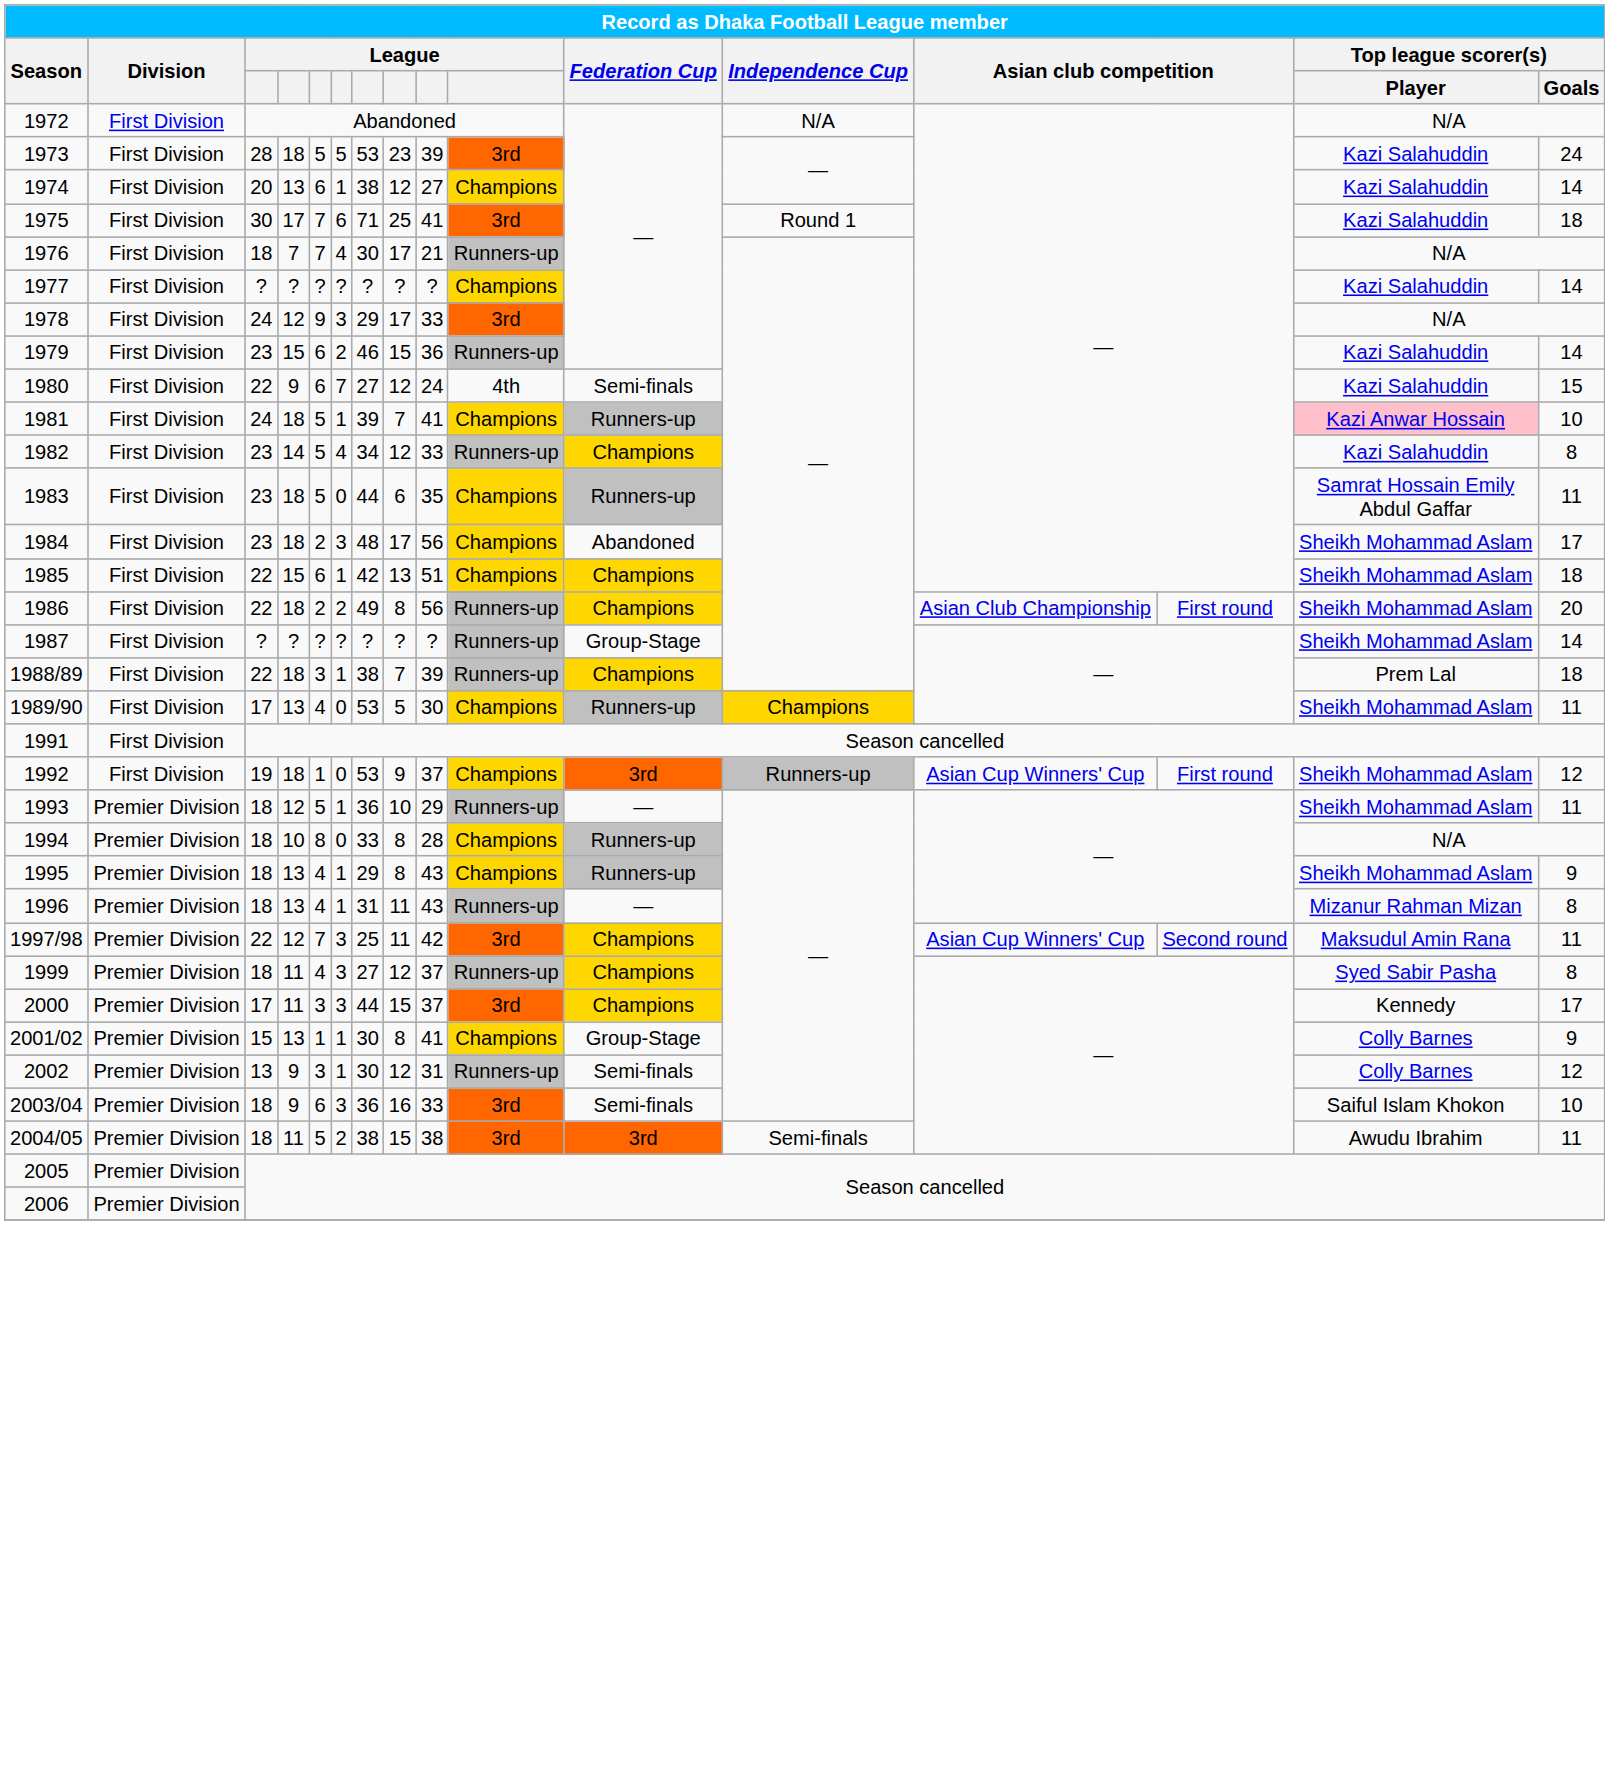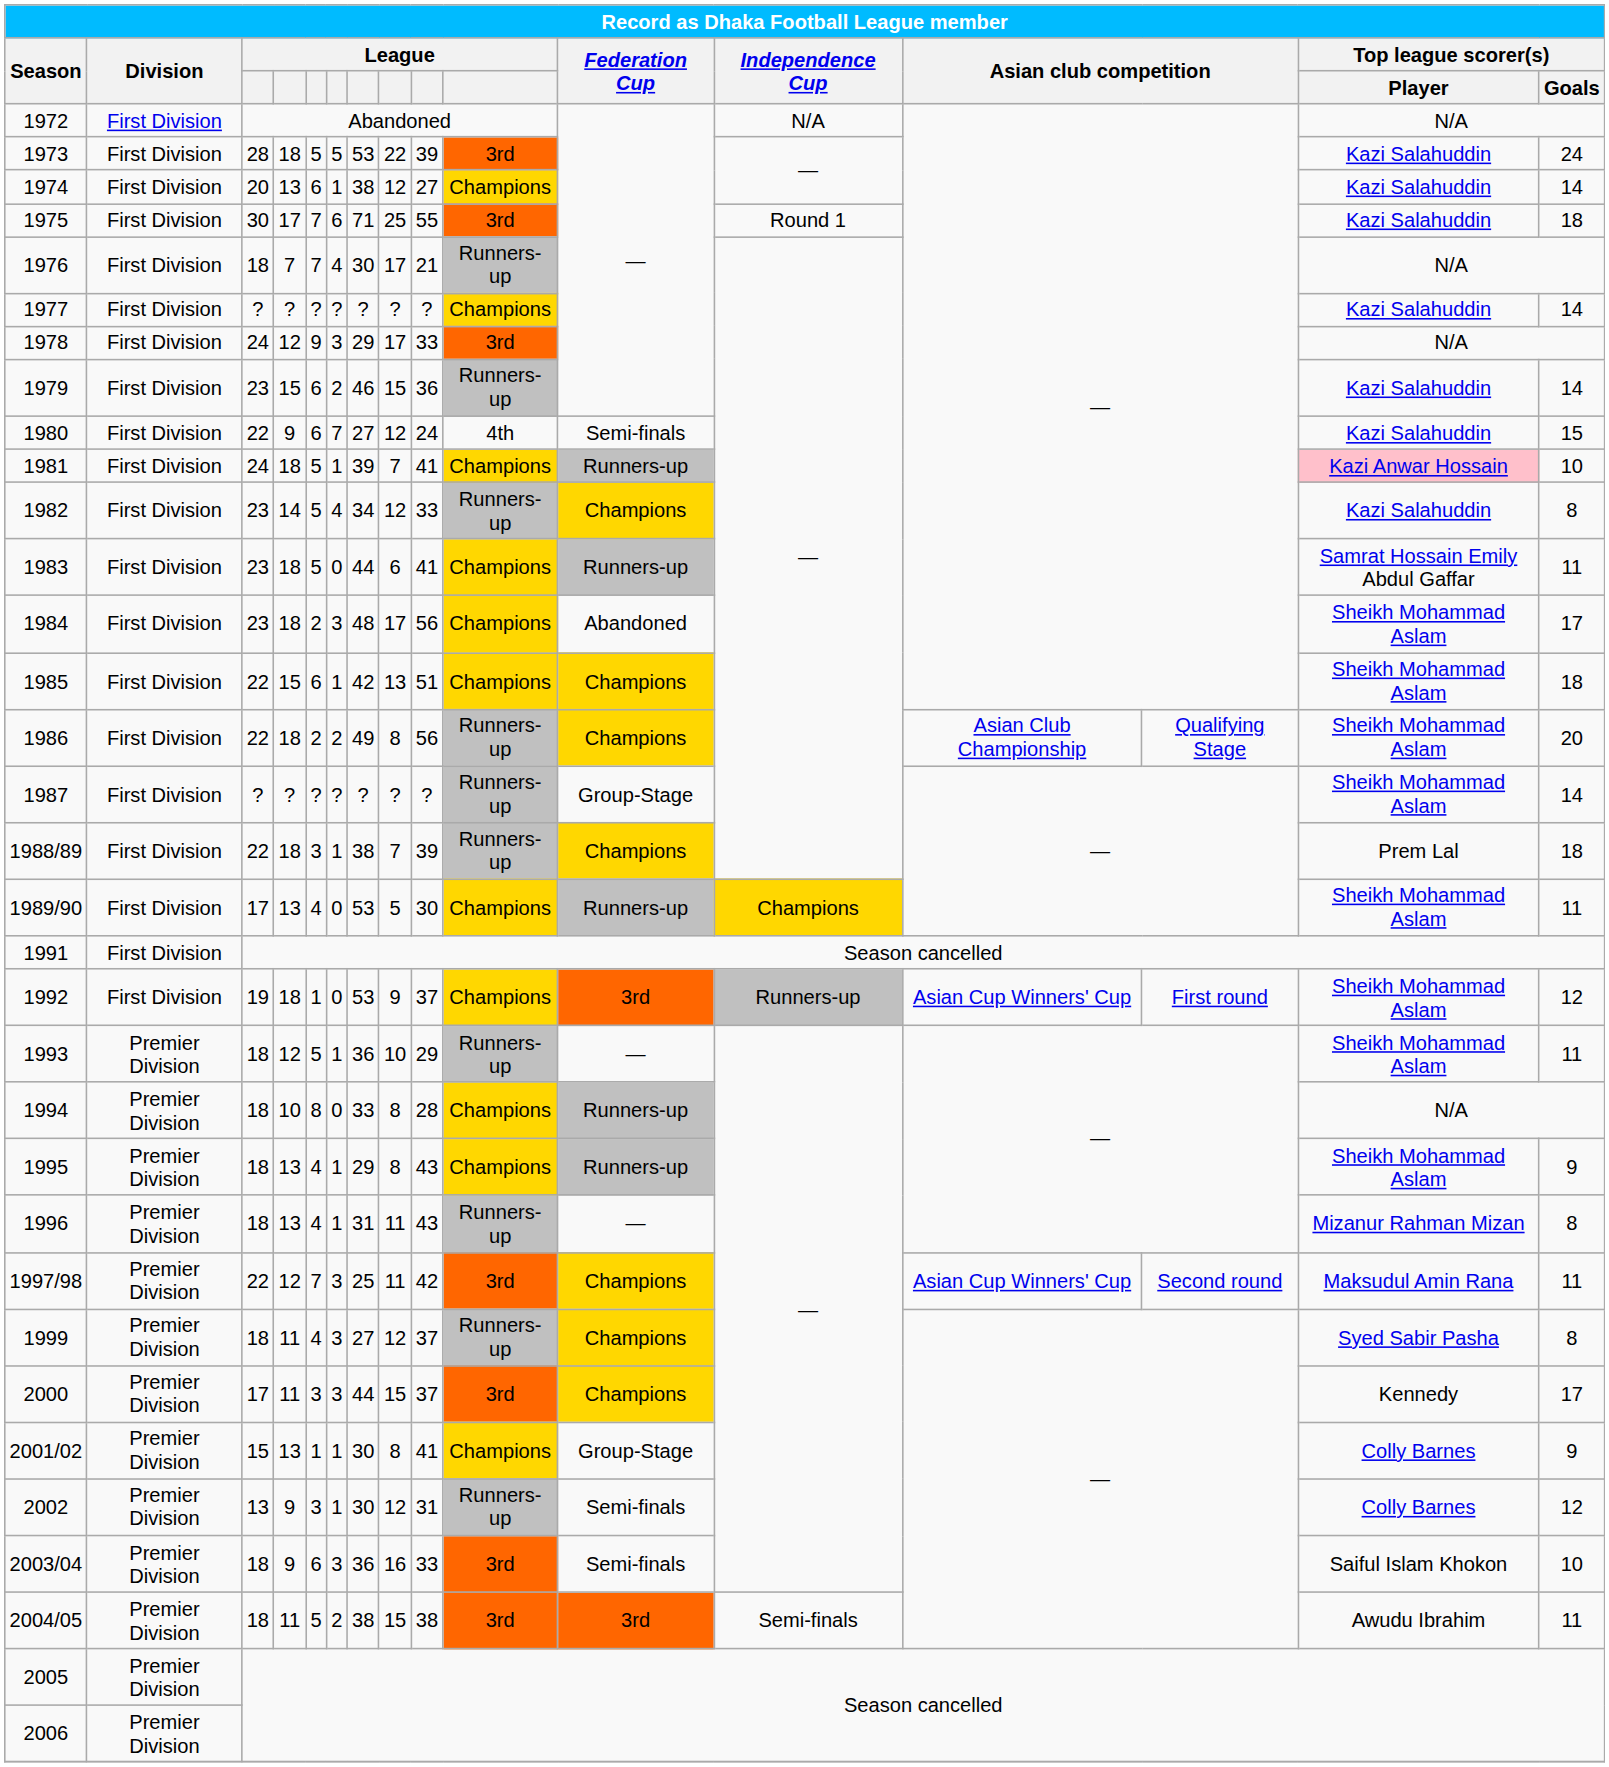(400, 154) 23 -> (395, 154) 22
(432, 220) 41 -> (427, 220) 55
(432, 497) 35 -> (427, 567) 41
(1225, 608) First round -> (1220, 737) Qualifying Stage
